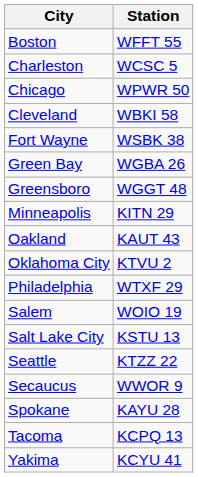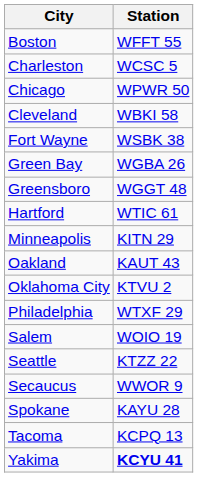+ row: (36, 213)
- row: (56, 336)
(149, 459) normal -> (150, 459) bold
